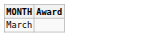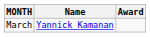+ column: (75, 11)
